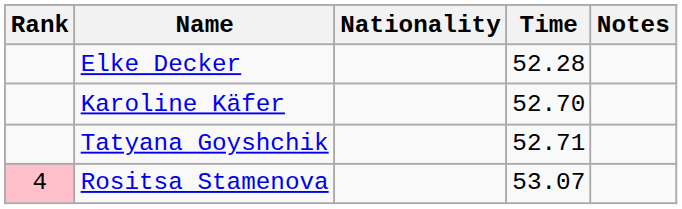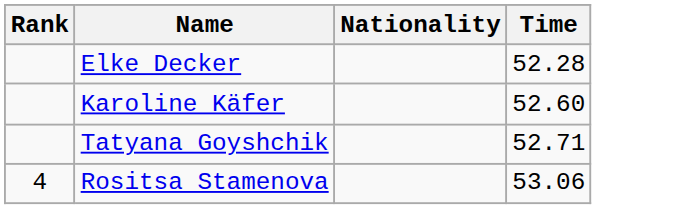- column: (633, 25)
(549, 104) 52.70 -> (549, 104) 52.60
(40, 183) pink background -> (40, 183) no background
(549, 183) 53.07 -> (549, 183) 53.06
